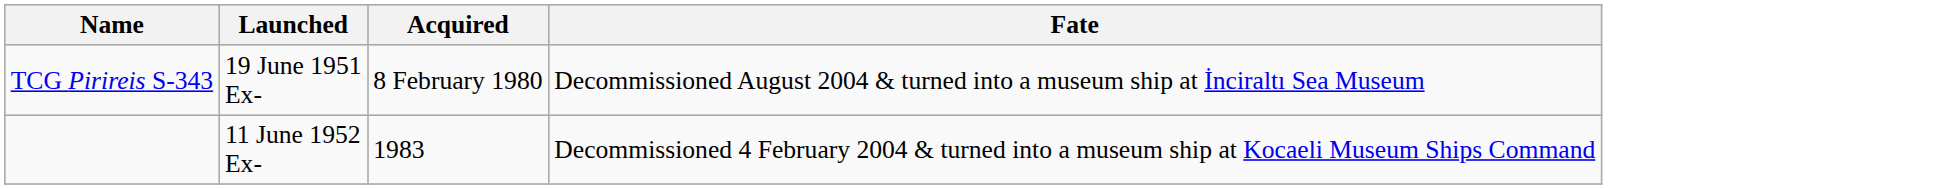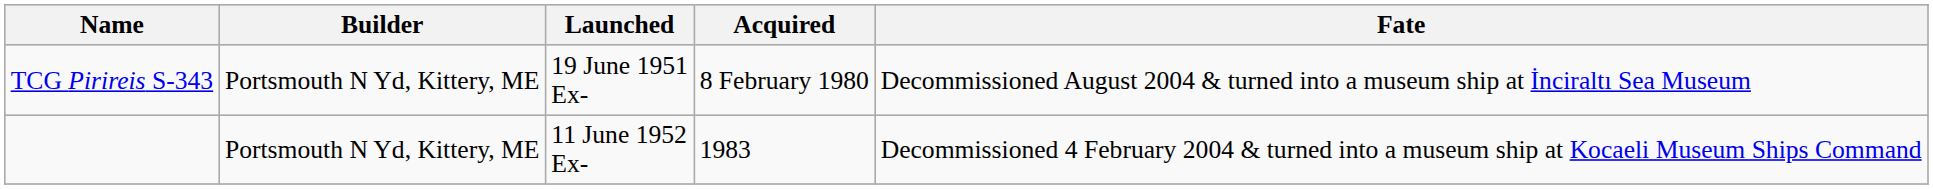+ column: (382, 24)
